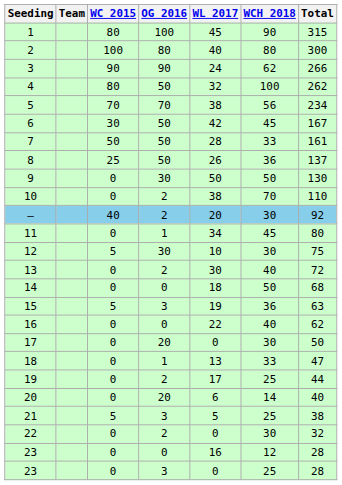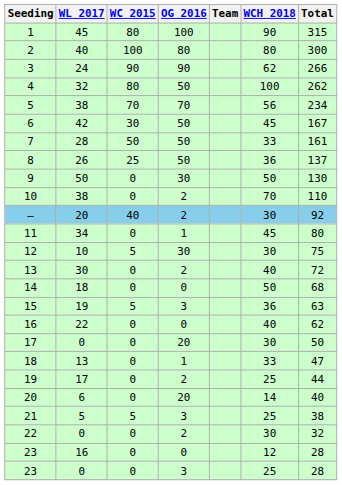columns swapped: (72, 13) <-> (215, 13)
